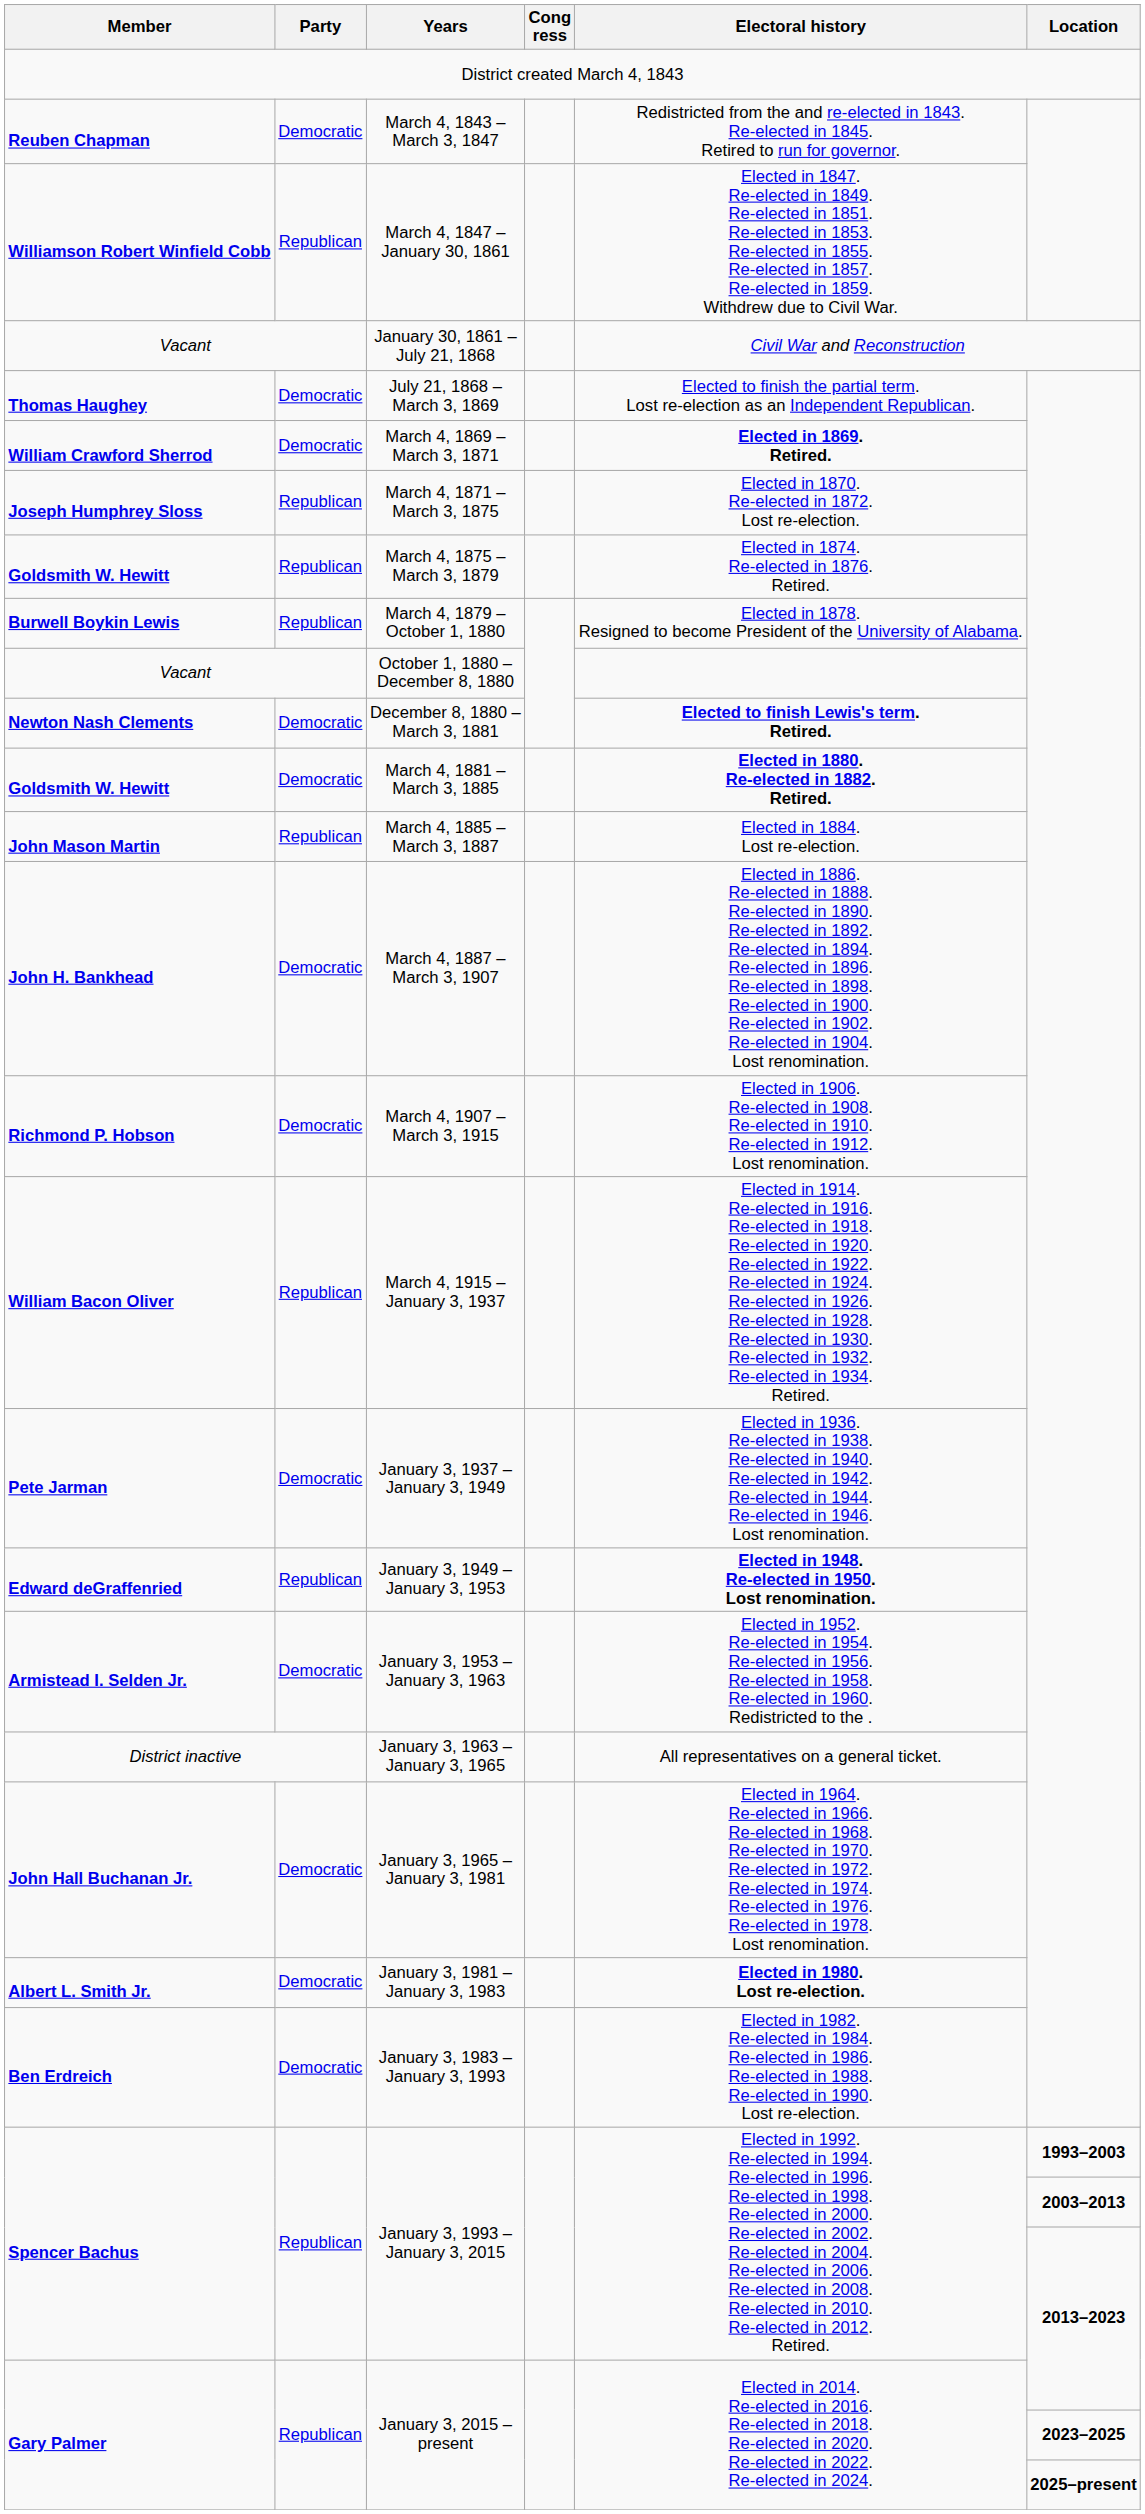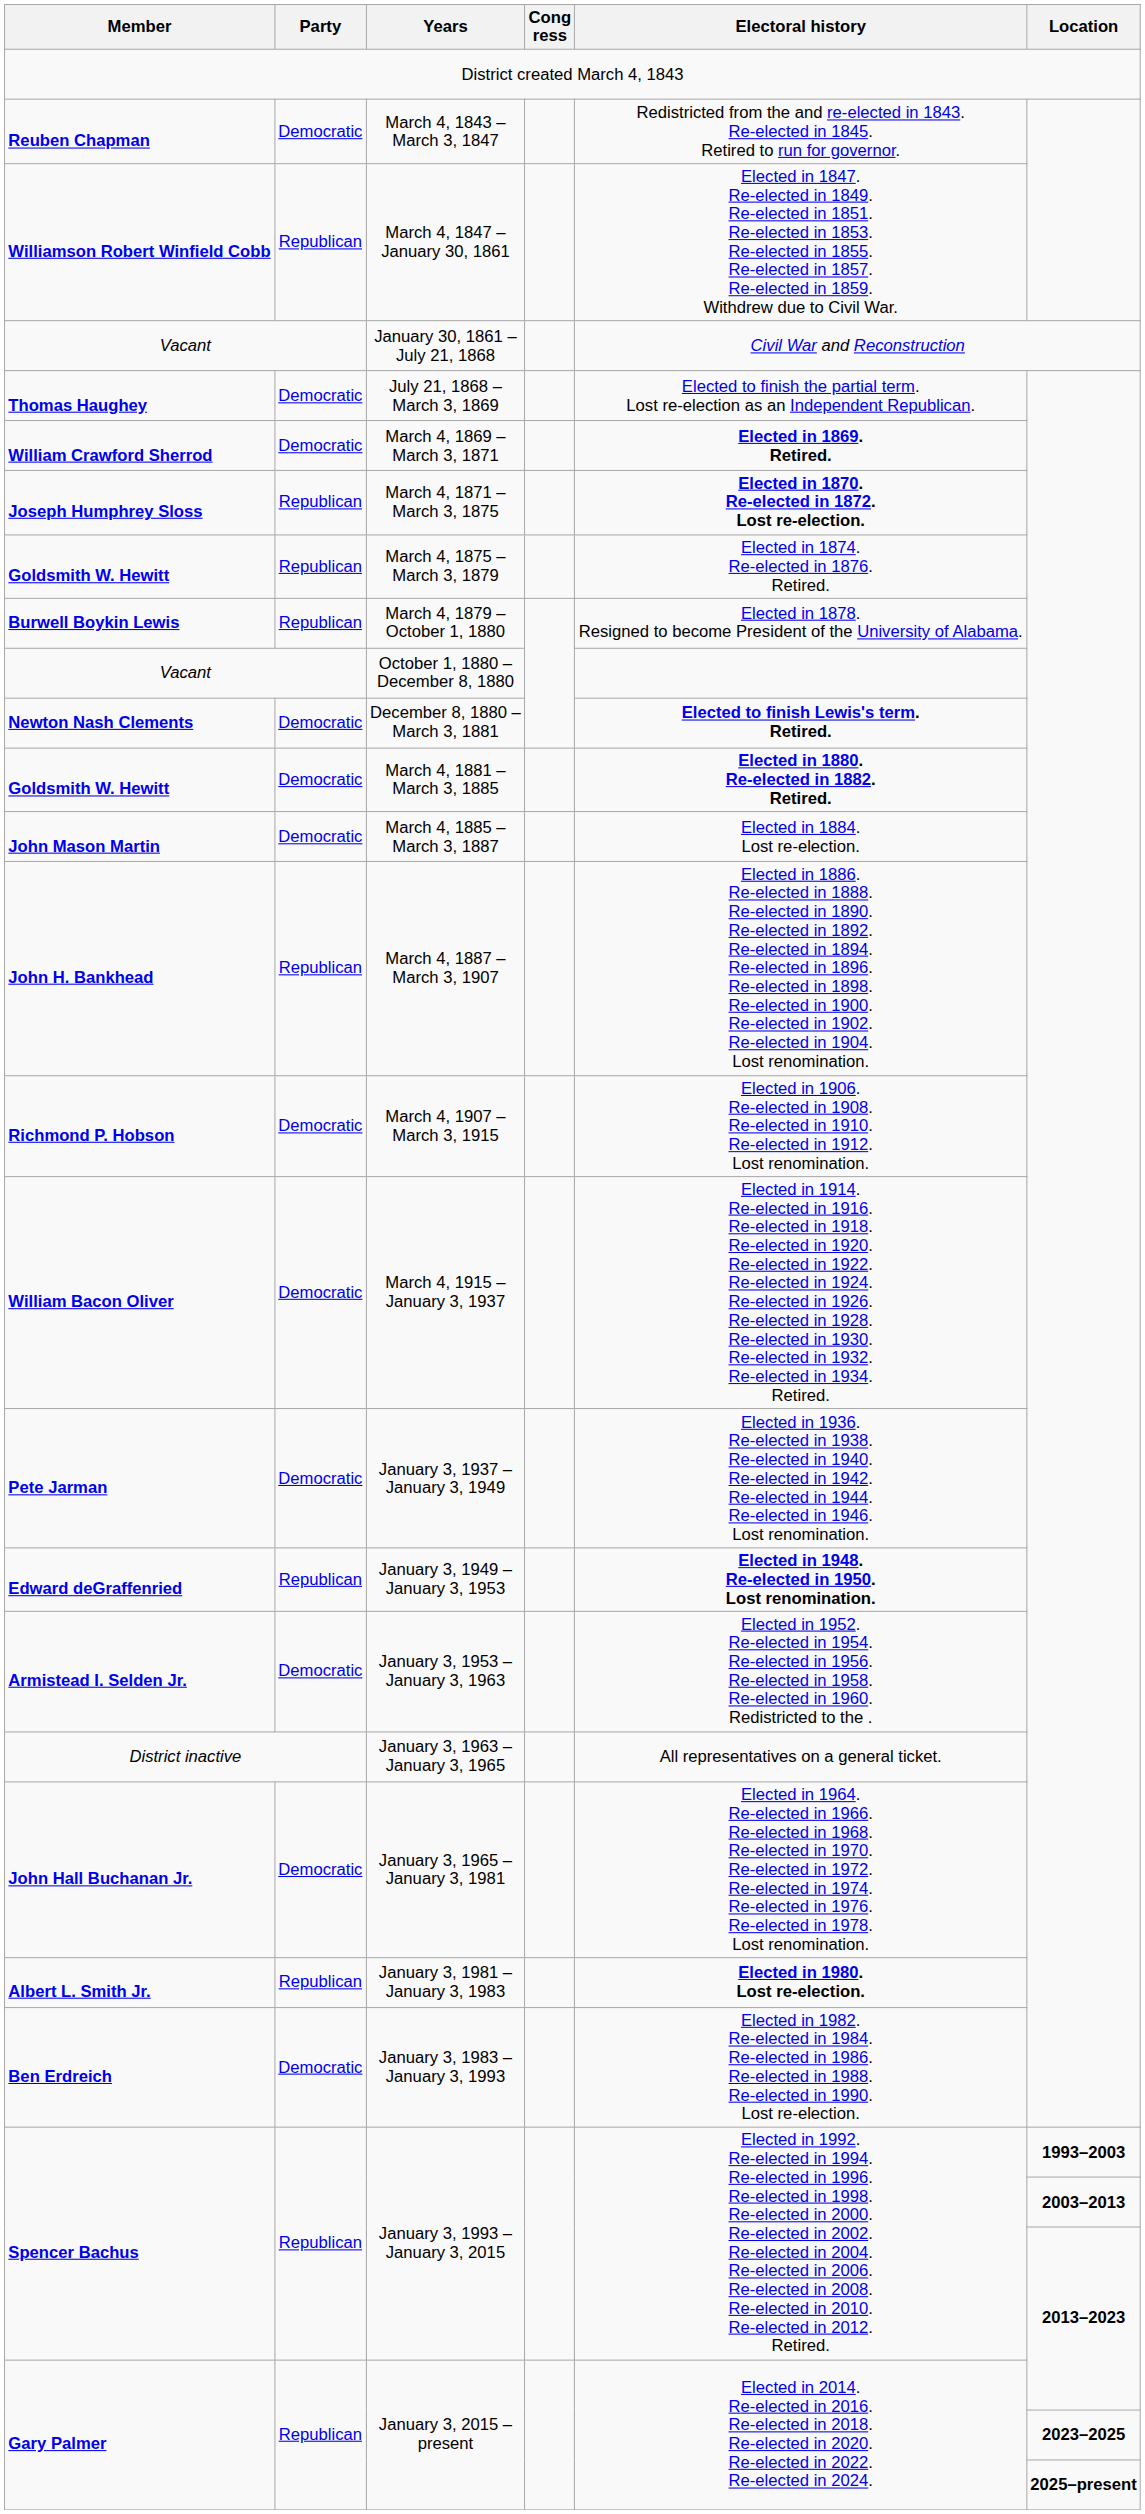(801, 502) normal -> (801, 502) bold
(320, 836) Republican -> (320, 836) Democratic
(320, 968) Democratic -> (320, 968) Republican
(320, 1292) Republican -> (320, 1292) Democratic
(320, 1982) Democratic -> (320, 1982) Republican
